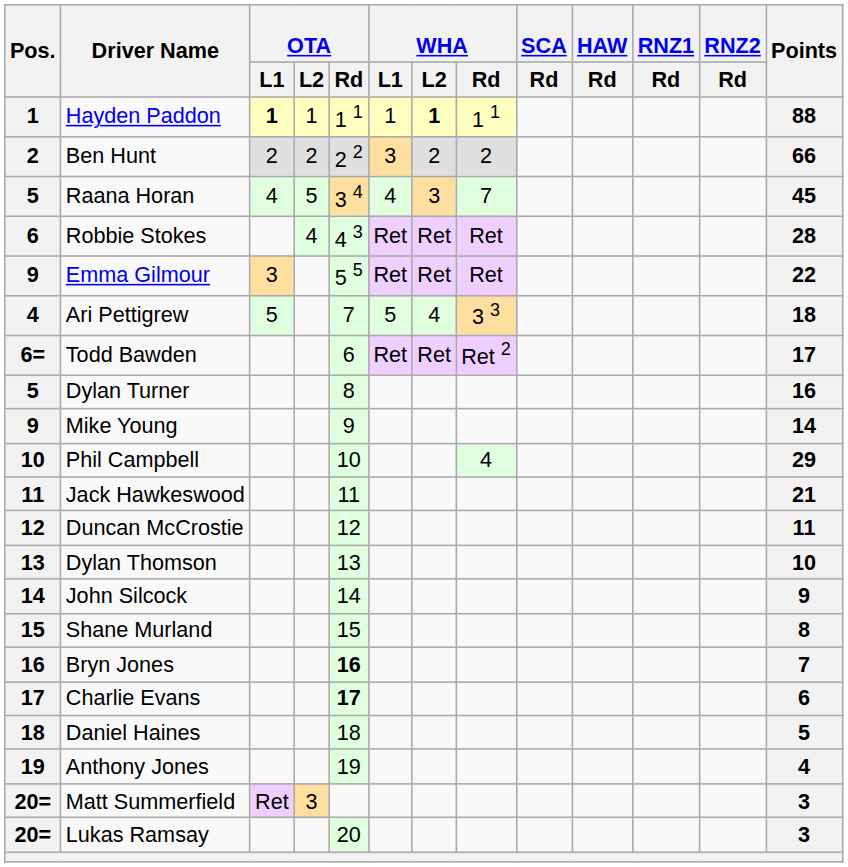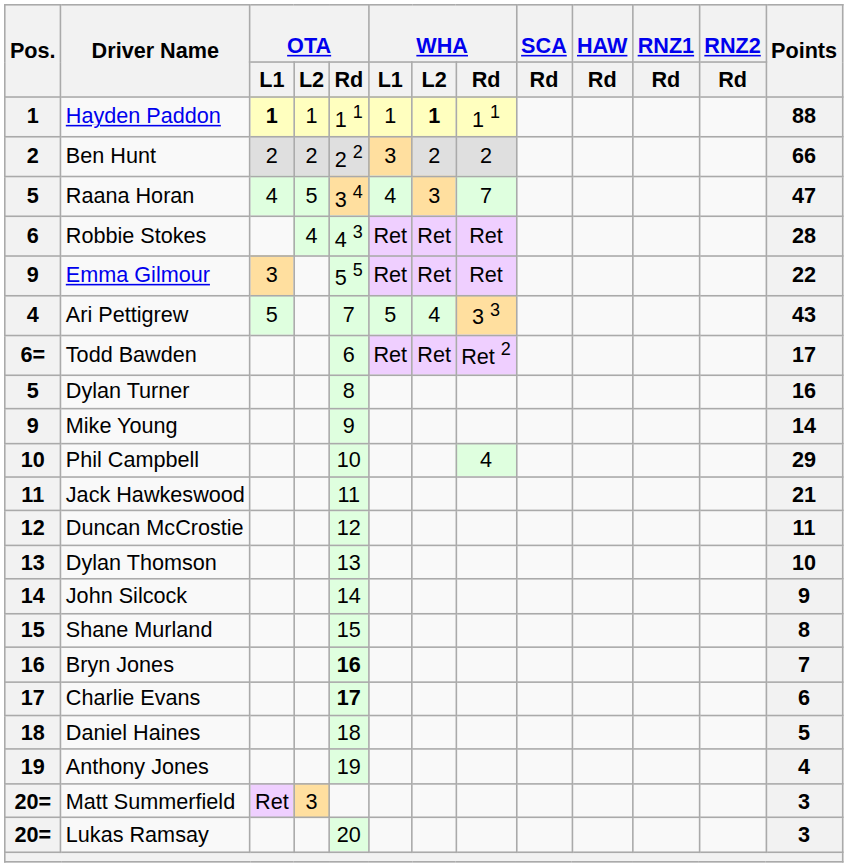(804, 196) 45 -> (804, 196) 47
(804, 315) 18 -> (804, 315) 43
